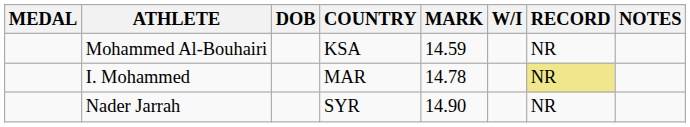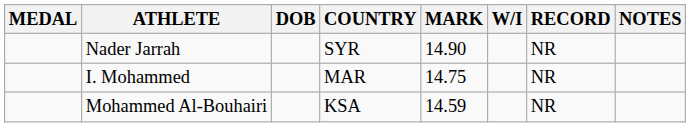rows swapped: (133, 106) <-> (177, 48)
(446, 77) 14.78 -> (446, 77) 14.75
(544, 77) khaki background -> (544, 77) no background
